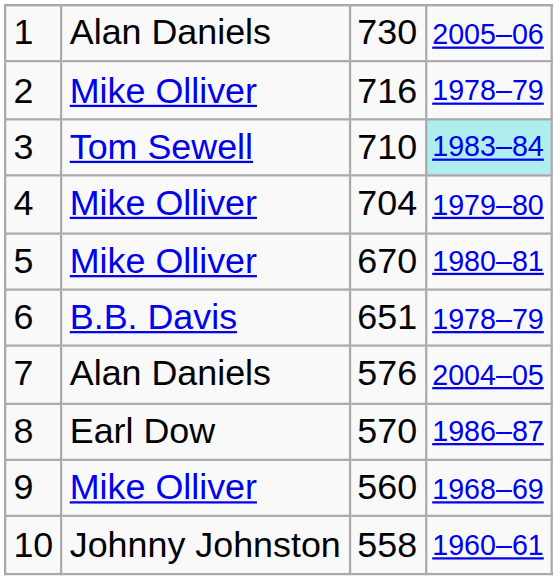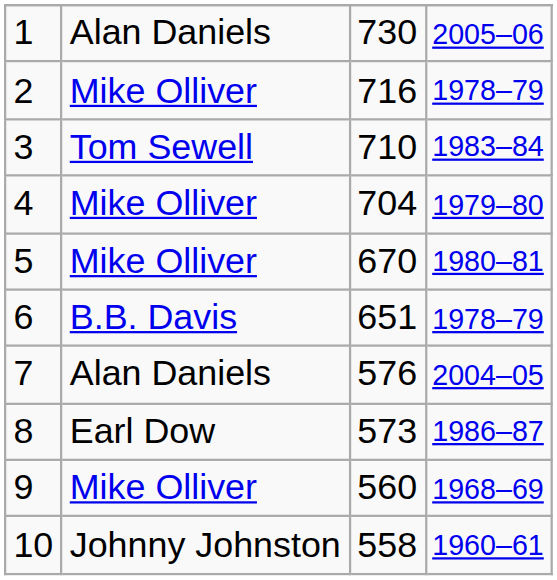(488, 147) paleturquoise background -> (488, 147) no background
(387, 430) 570 -> (387, 430) 573
